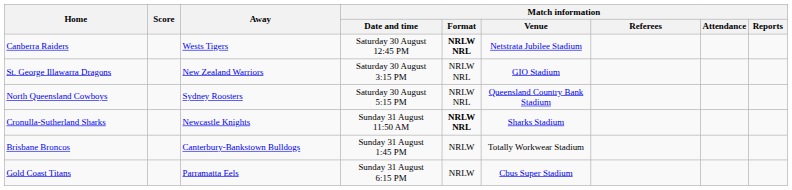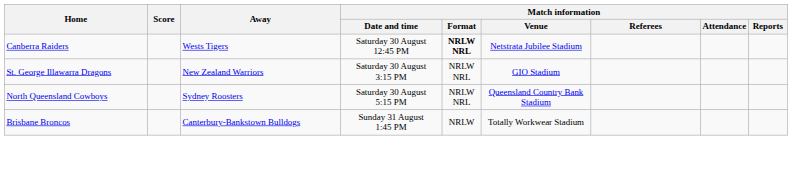- row: (56, 122)
- row: (39, 173)
